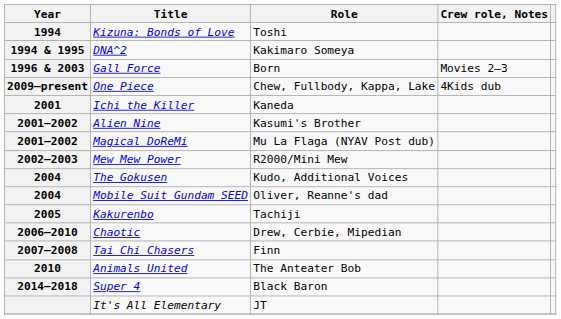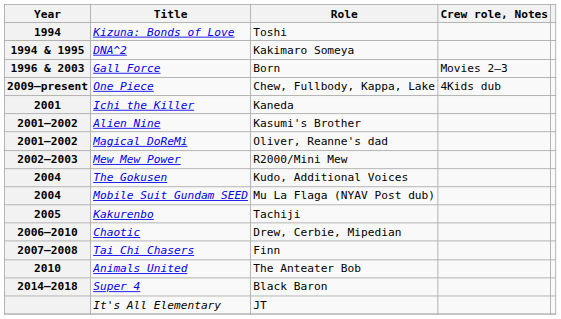(344, 141) Mu La Flaga (NYAV Post dub) -> (321, 141) Oliver, Reanne's dad
(321, 196) Oliver, Reanne's dad -> (344, 196) Mu La Flaga (NYAV Post dub)
